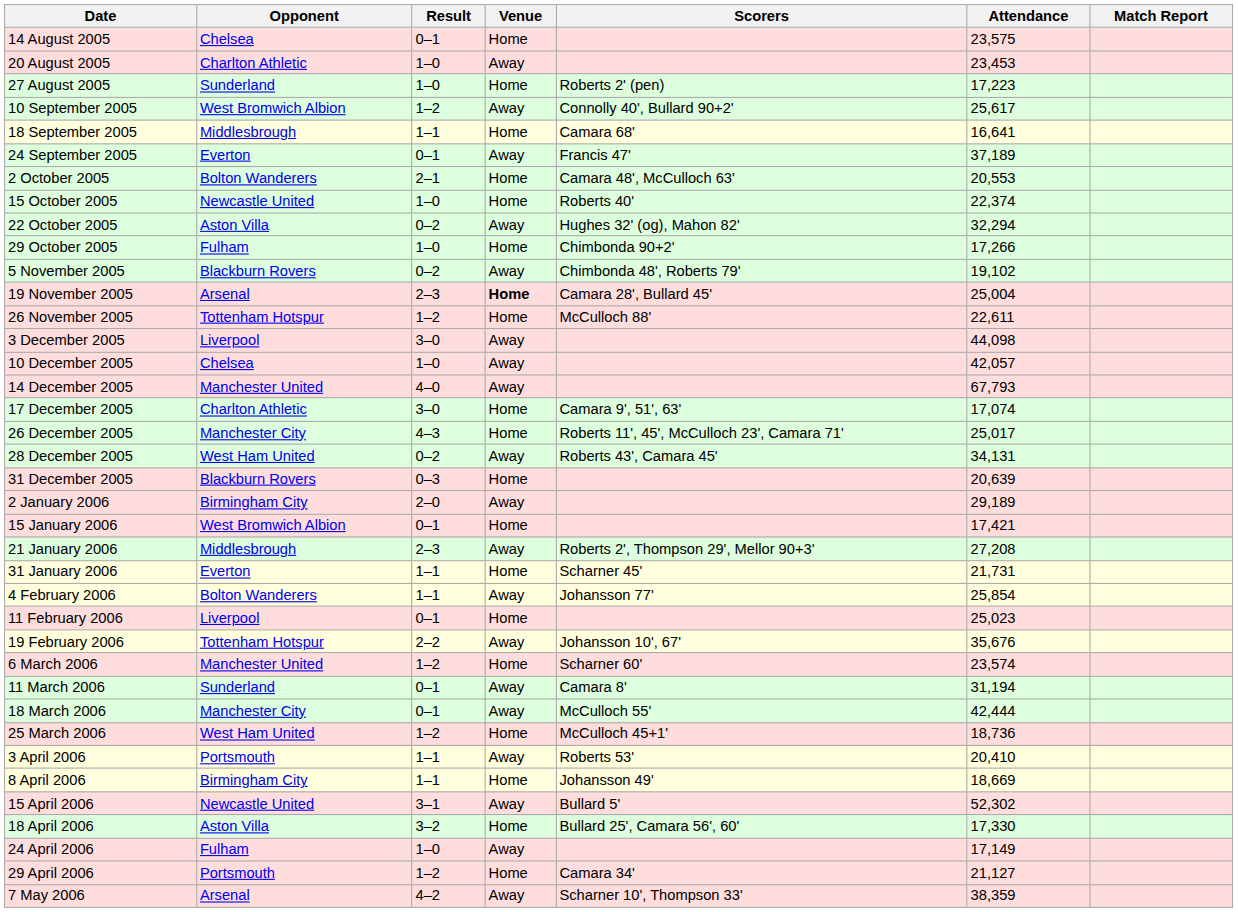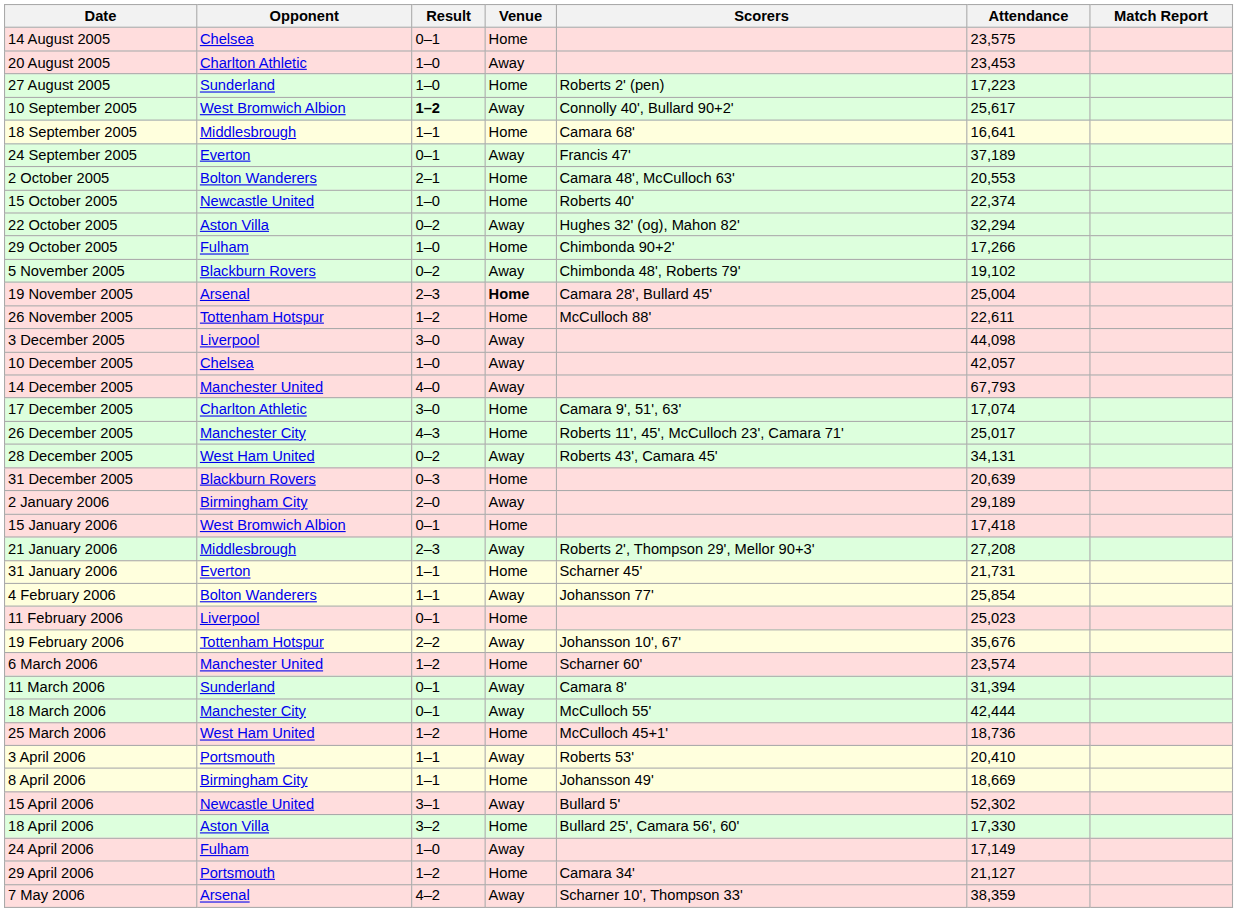(428, 108) normal -> (428, 108) bold
(993, 525) 17,421 -> (993, 525) 17,418
(993, 687) 31,194 -> (993, 687) 31,394
